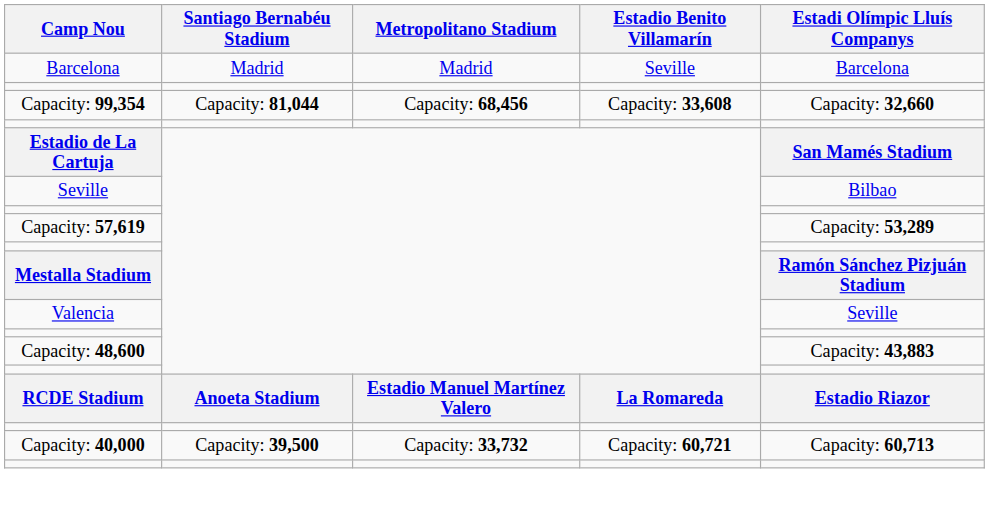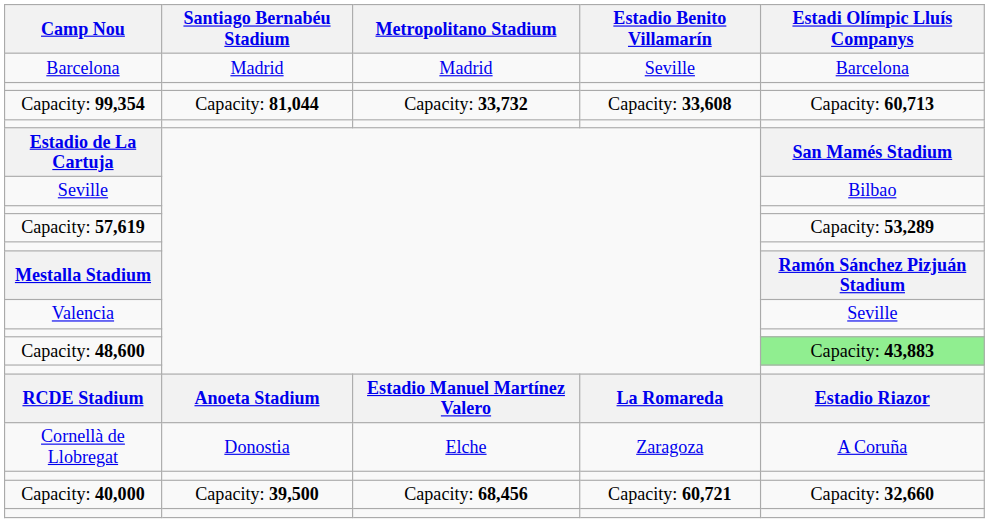(466, 104) Capacity: 68,456 -> (466, 104) Capacity: 33,732
(872, 104) Capacity: 32,660 -> (872, 104) Capacity: 60,713
(872, 350) no background -> (872, 350) lightgreen background
+ row: (83, 447)
(466, 445) Capacity: 33,732 -> (466, 494) Capacity: 68,456
(872, 445) Capacity: 60,713 -> (872, 494) Capacity: 32,660
